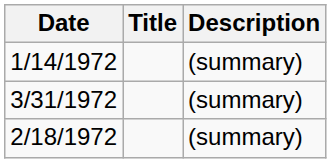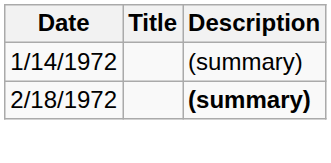- row: (64, 99)
(245, 137) normal -> (249, 99) bold
